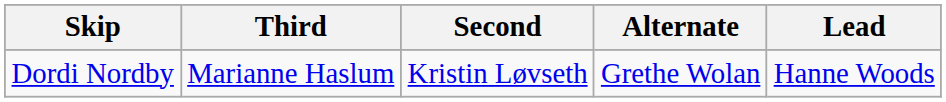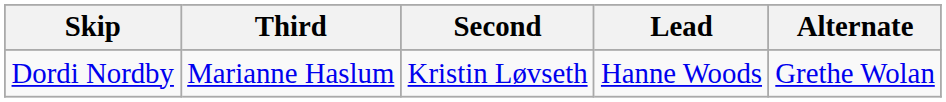columns swapped: (854, 27) <-> (681, 27)
